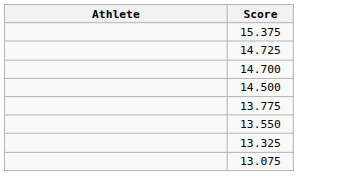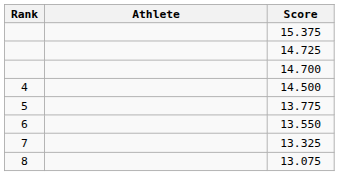+ column: (25, 14)
